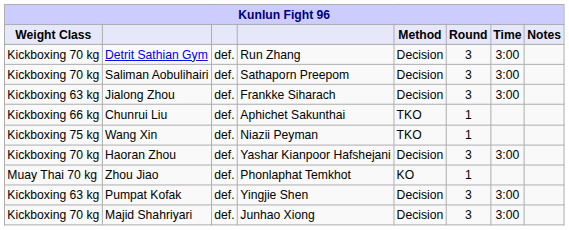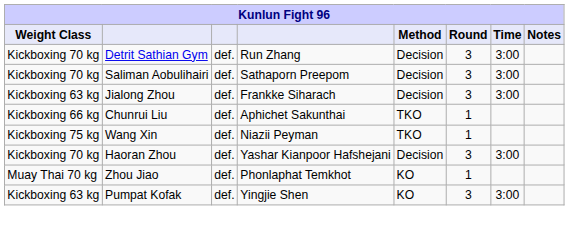(420, 195) Decision -> (405, 195) KO
- row: (149, 215)
